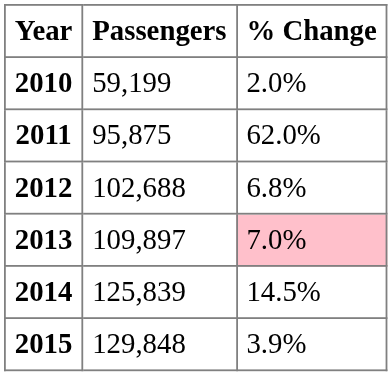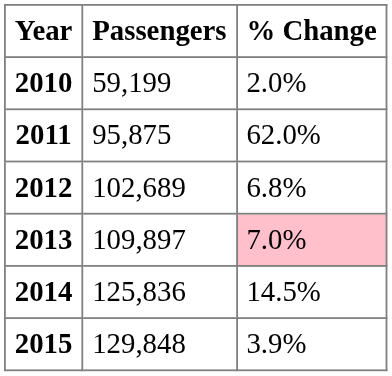(139, 187) 102,688 -> (139, 187) 102,689
(139, 291) 125,839 -> (139, 291) 125,836
